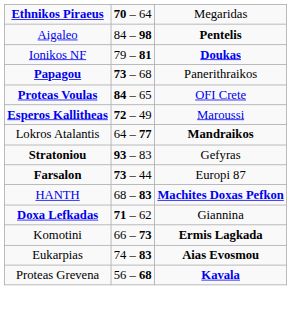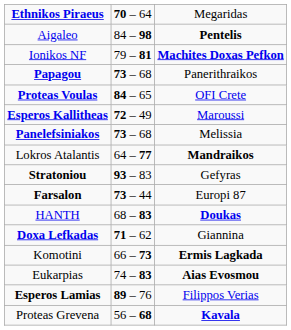(221, 54) Doukas -> (221, 54) Machites Doxas Pefkon
+ row: (58, 134)
(221, 194) Machites Doxas Pefkon -> (221, 214) Doukas
+ row: (58, 295)
